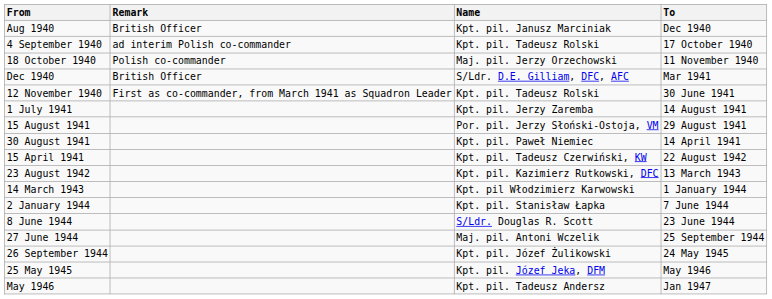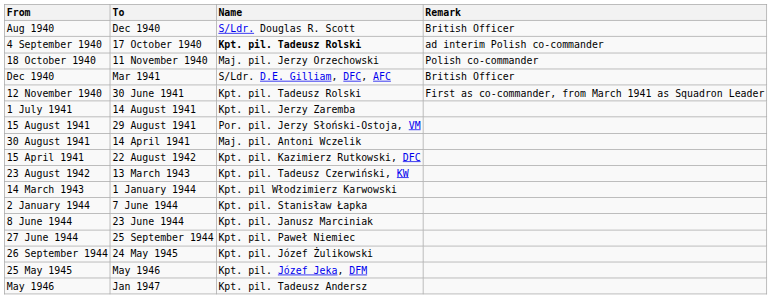columns swapped: (669, 12) <-> (130, 12)
(534, 29) Kpt. pil. Janusz Marciniak -> (287, 29) S/Ldr. Douglas R. Scott
(528, 45) normal -> (290, 45) bold
(525, 141) Kpt. pil. Paweł Niemiec -> (290, 141) Maj. pil. Antoni Wczelik
(551, 157) Kpt. pil. Tadeusz Czerwiński, KW -> (320, 157) Kpt. pil. Kazimierz Rutkowski, DFC
(557, 173) Kpt. pil. Kazimierz Rutkowski, DFC -> (314, 173) Kpt. pil. Tadeusz Czerwiński, KW
(525, 222) S/Ldr. Douglas R. Scott -> (296, 222) Kpt. pil. Janusz Marciniak
(528, 238) Maj. pil. Antoni Wczelik -> (287, 238) Kpt. pil. Paweł Niemiec
